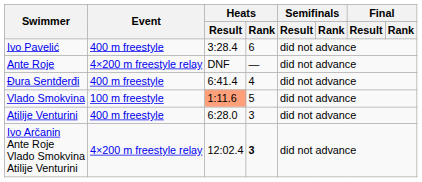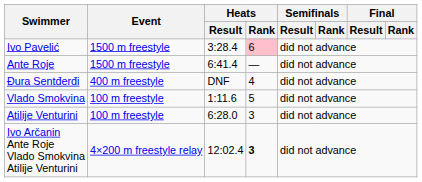(127, 47) 400 m freestyle -> (130, 47) 1500 m freestyle
(252, 47) no background -> (252, 47) pink background
(146, 64) 4×200 m freestyle relay -> (130, 64) 1500 m freestyle
(219, 64) DNF -> (223, 64) 6:41.4
(223, 82) 6:41.4 -> (219, 82) DNF
(222, 99) lightsalmon background -> (222, 99) no background
(127, 116) 400 m freestyle -> (127, 116) 100 m freestyle
